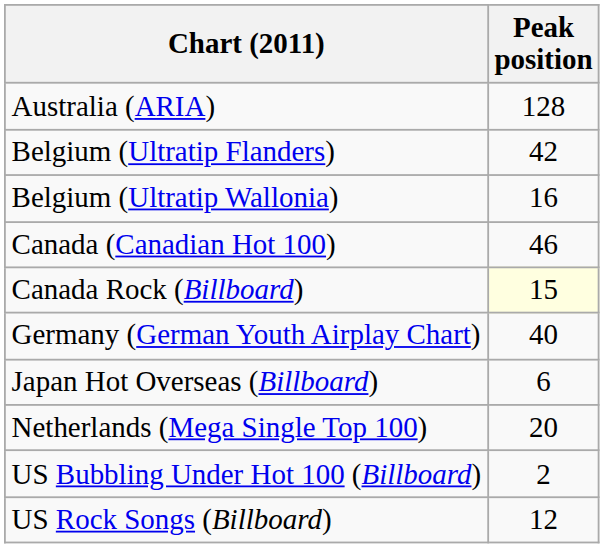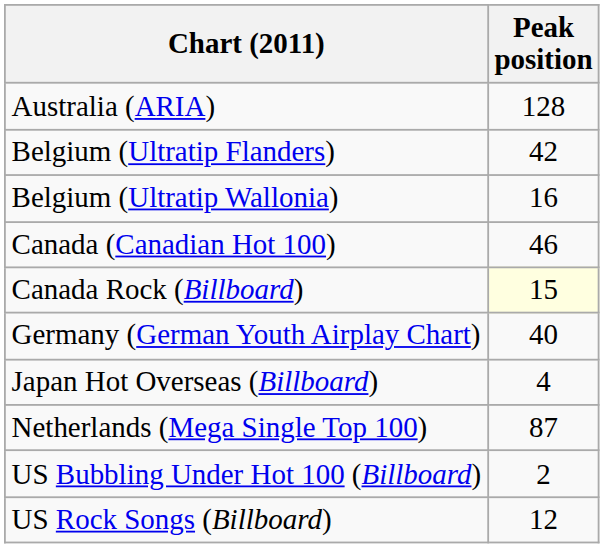(544, 381) 6 -> (544, 381) 4
(544, 427) 20 -> (544, 427) 87
